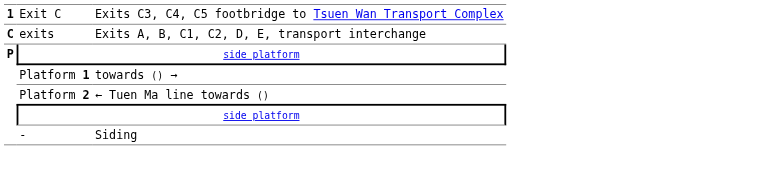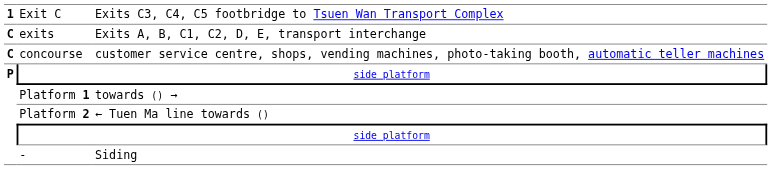+ row: (51, 54)
